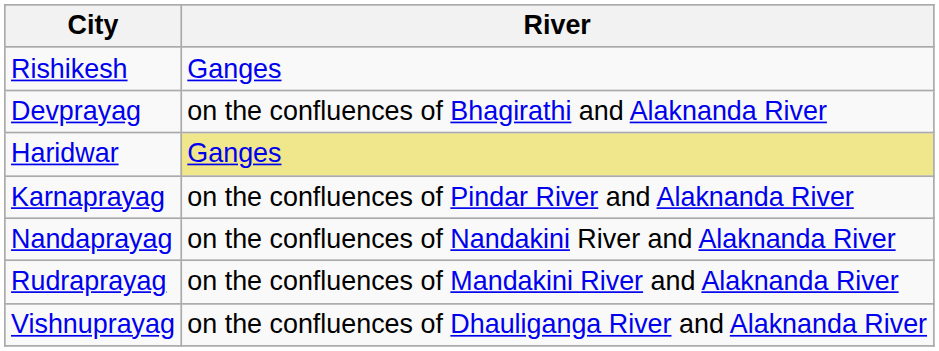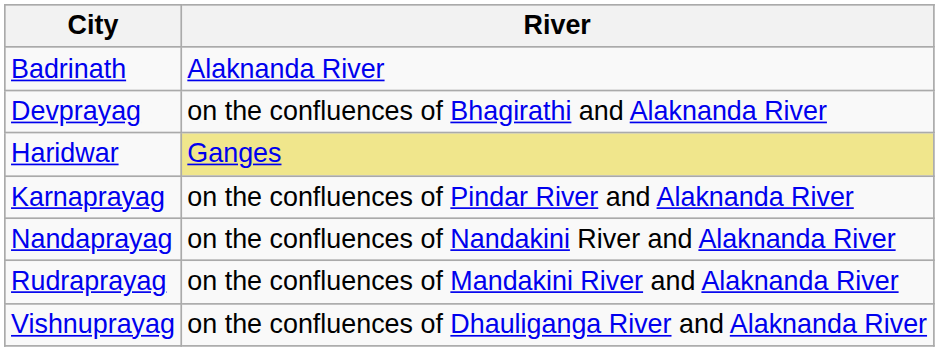- row: (69, 68)
+ row: (69, 68)
